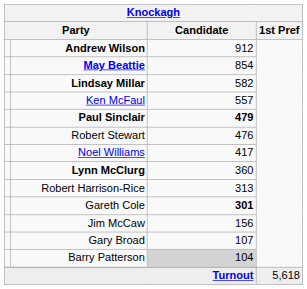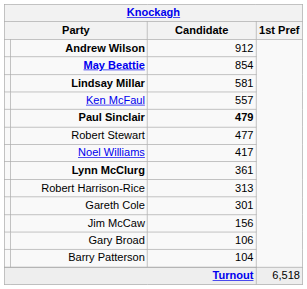(244, 83) 582 -> (244, 83) 581
(244, 135) 476 -> (244, 135) 477
(244, 170) 360 -> (244, 170) 361
(244, 205) bold -> (244, 205) normal
(244, 240) 107 -> (244, 240) 106
(244, 258) lightgrey background -> (244, 258) no background
(286, 275) 5,618 -> (286, 275) 6,518
